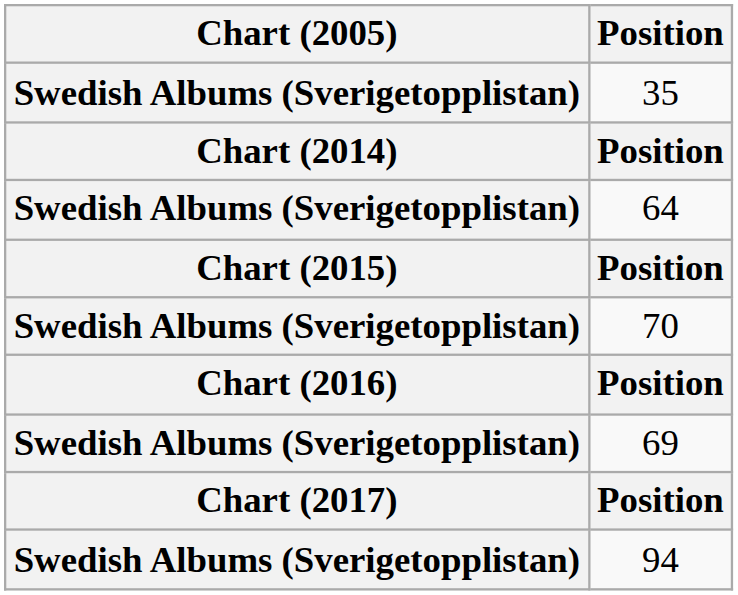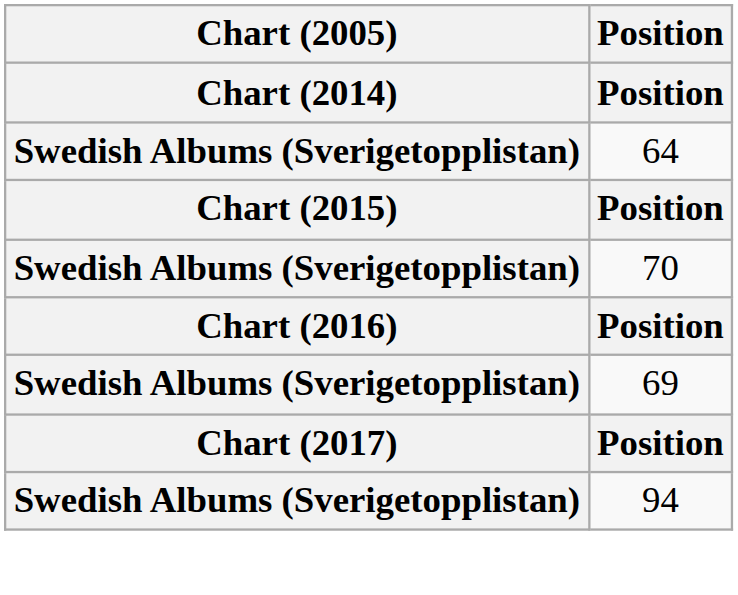- row: (660, 92)
